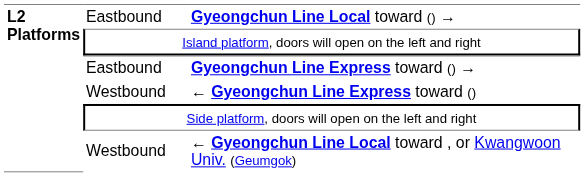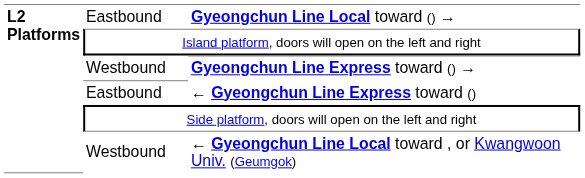(124, 68) Eastbound -> (126, 67) Westbound
(126, 92) Westbound -> (124, 93) Eastbound
